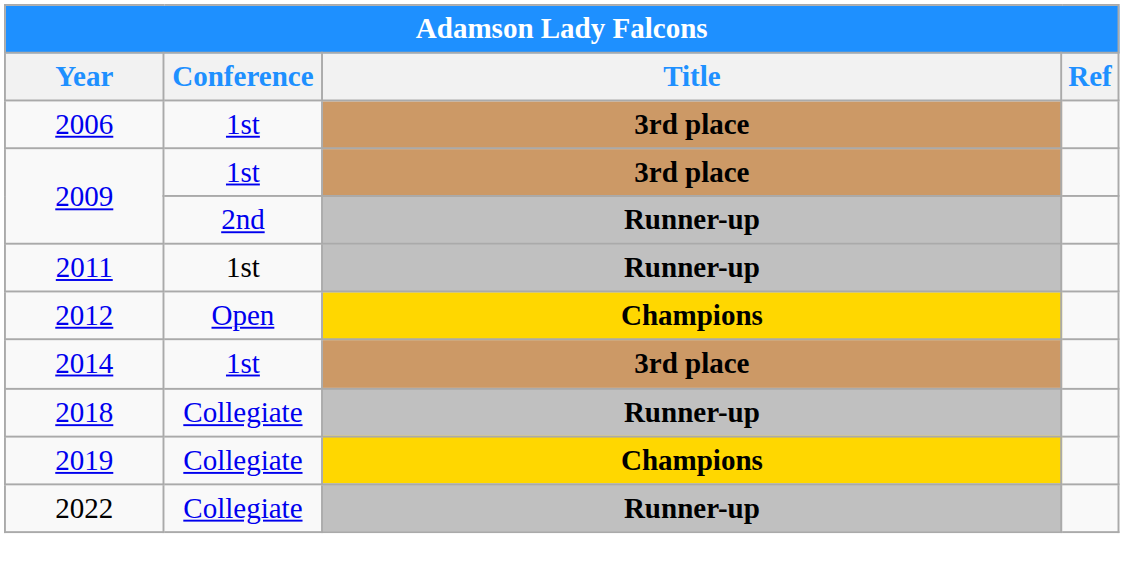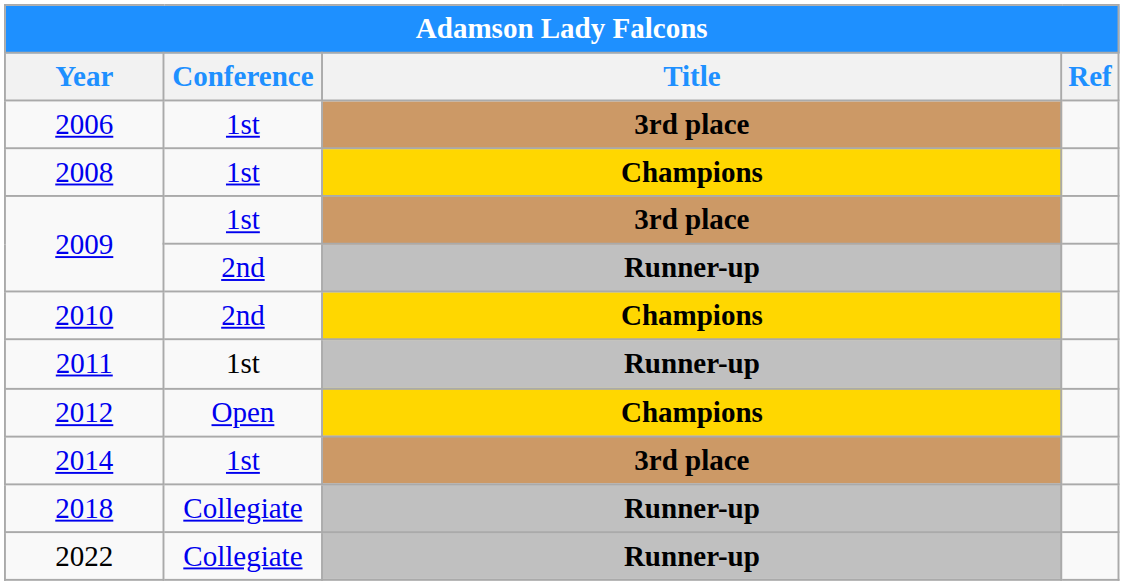+ row: (84, 172)
+ row: (84, 315)
- row: (84, 459)
